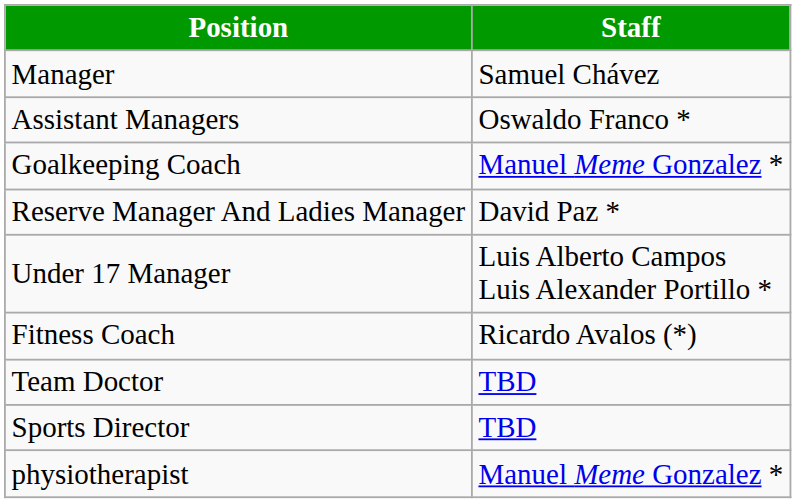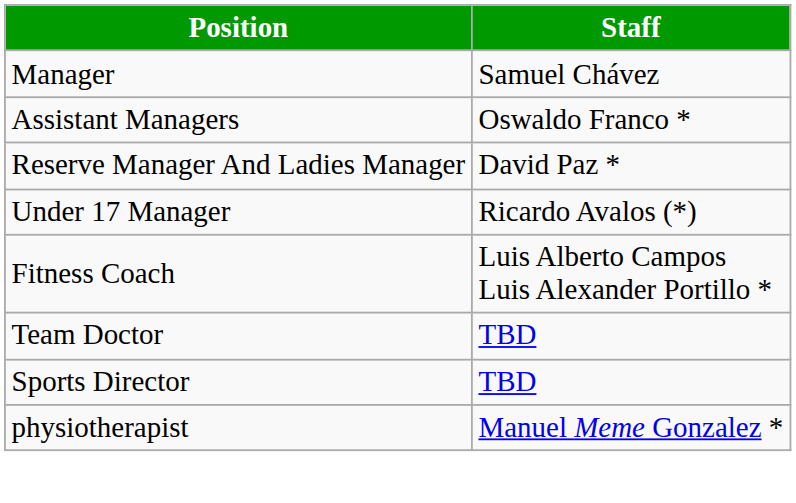- row: (126, 165)
(625, 273) Luis Alberto Campos Luis Alexander Portillo * -> (588, 211) Ricardo Avalos (*)
(588, 335) Ricardo Avalos (*) -> (625, 273) Luis Alberto Campos Luis Alexander Portillo *
